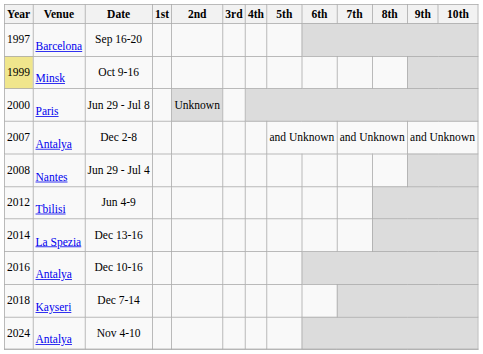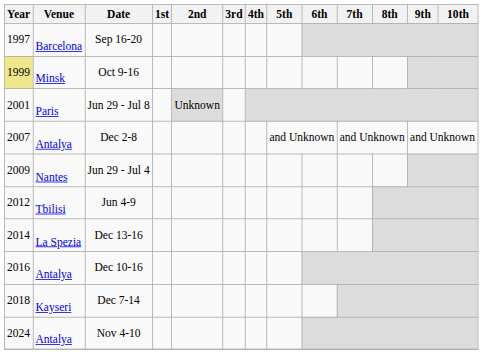(19, 105) 2000 -> (19, 105) 2001
(19, 170) 2008 -> (19, 170) 2009
